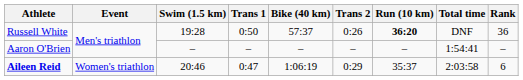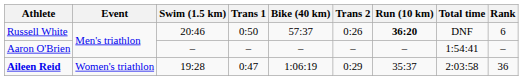(193, 31) 19:28 -> (193, 31) 20:46
(503, 31) 36 -> (503, 31) 6
(193, 67) 20:46 -> (193, 67) 19:28
(503, 67) 6 -> (503, 67) 36
